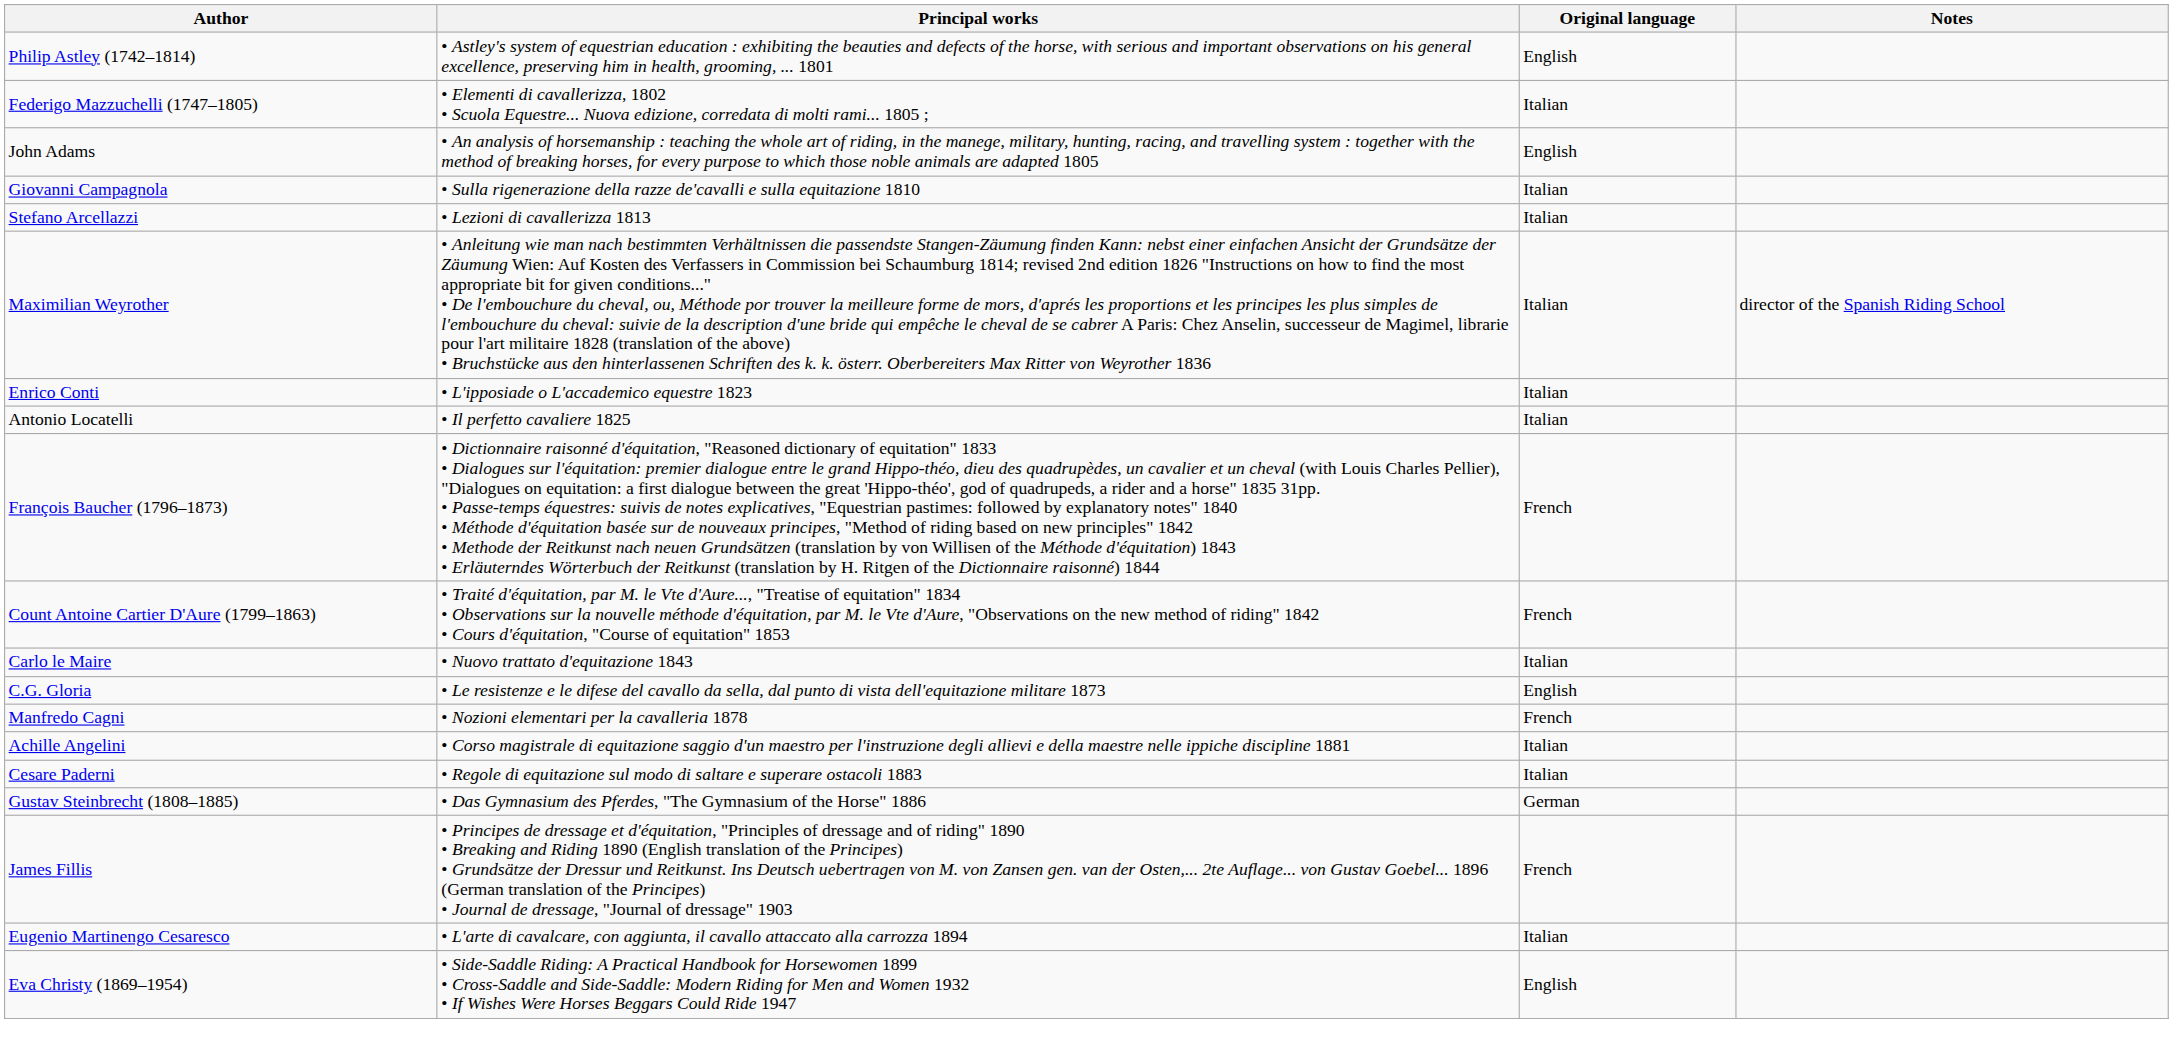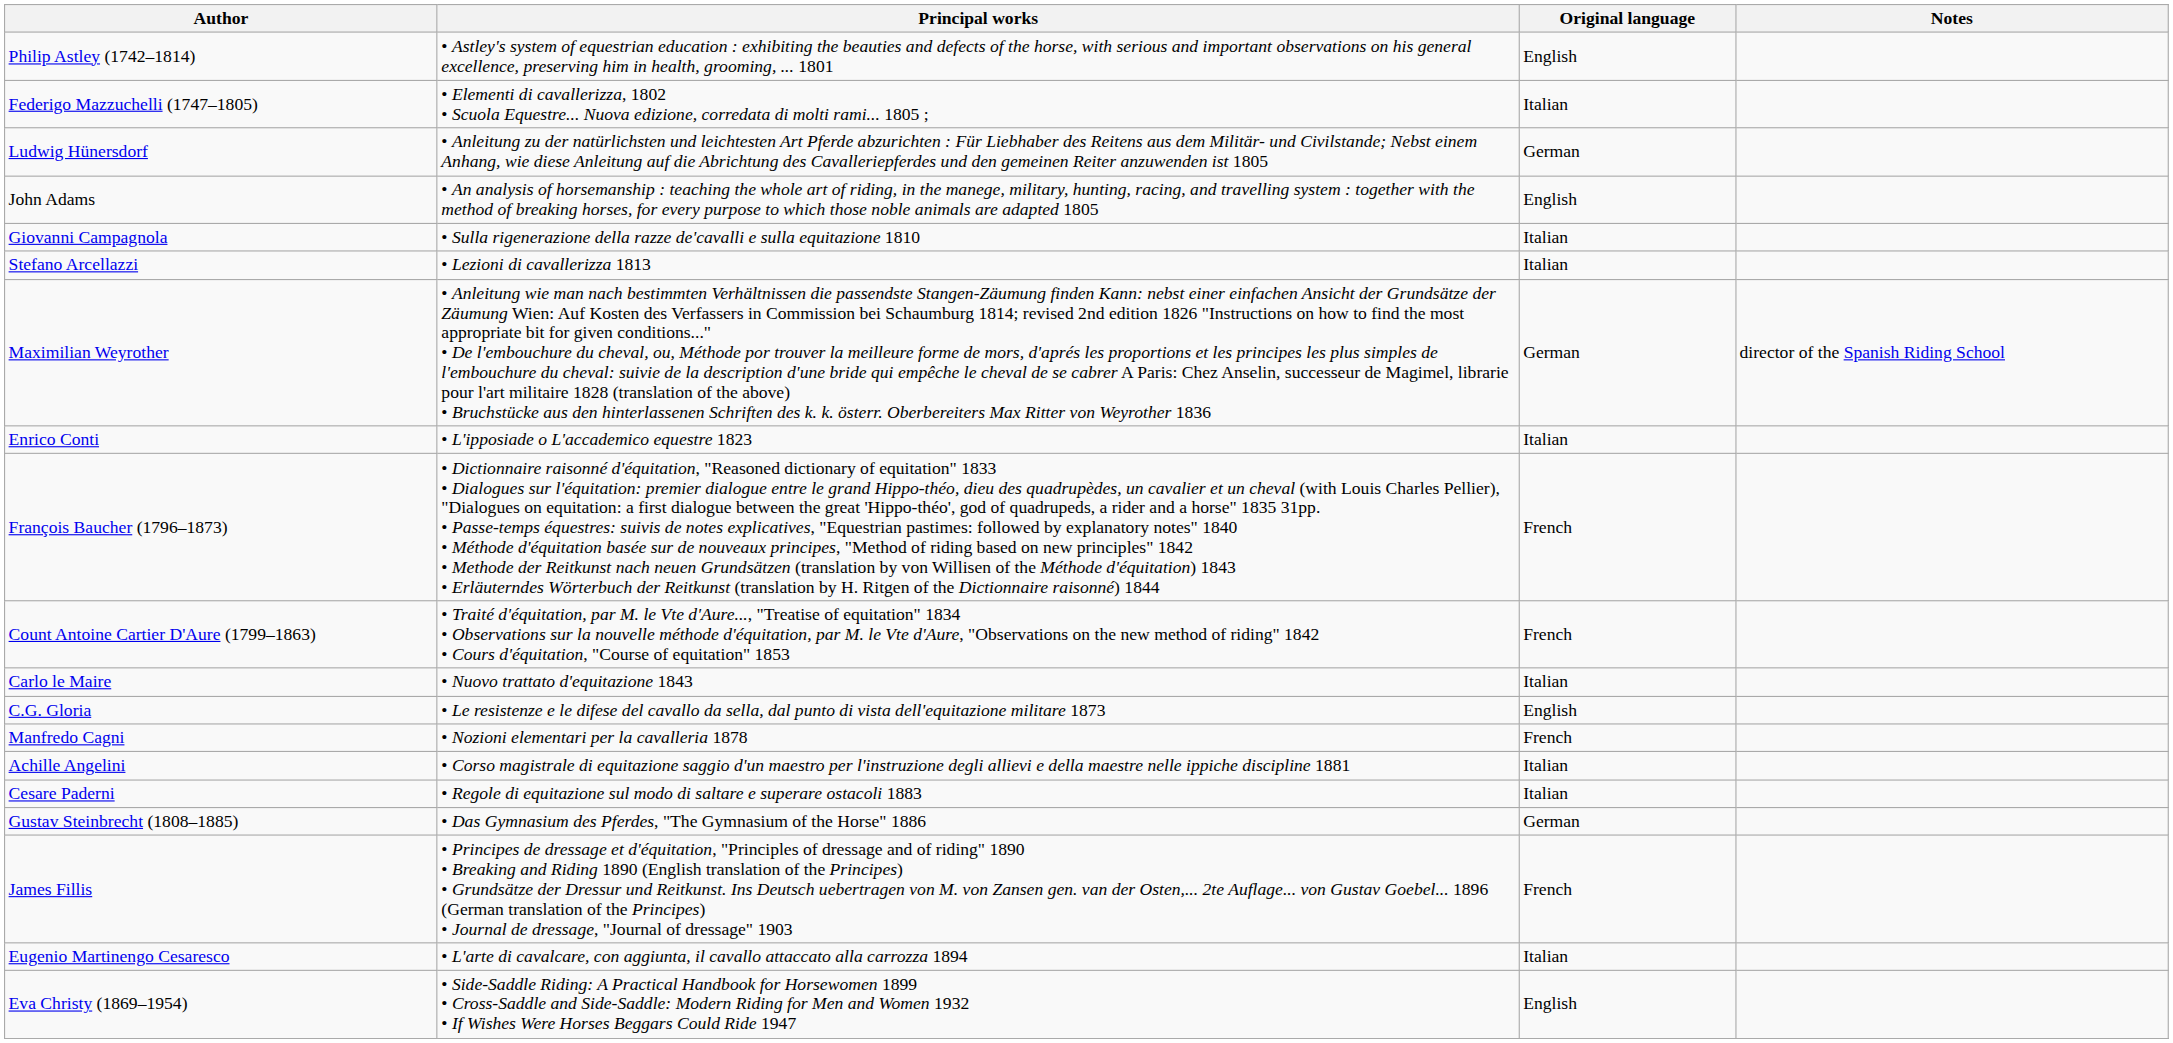+ row: (78, 151)
(1546, 304) Italian -> (1552, 352) German
- row: (71, 419)
